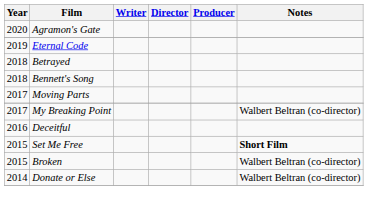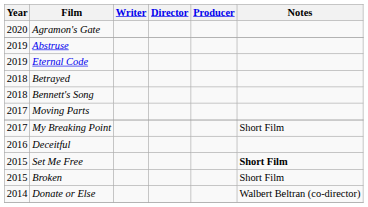+ row: (51, 45)
(300, 111) Walbert Beltran (co-director) -> (262, 128) Short Film
(300, 161) Walbert Beltran (co-director) -> (262, 177) Short Film
